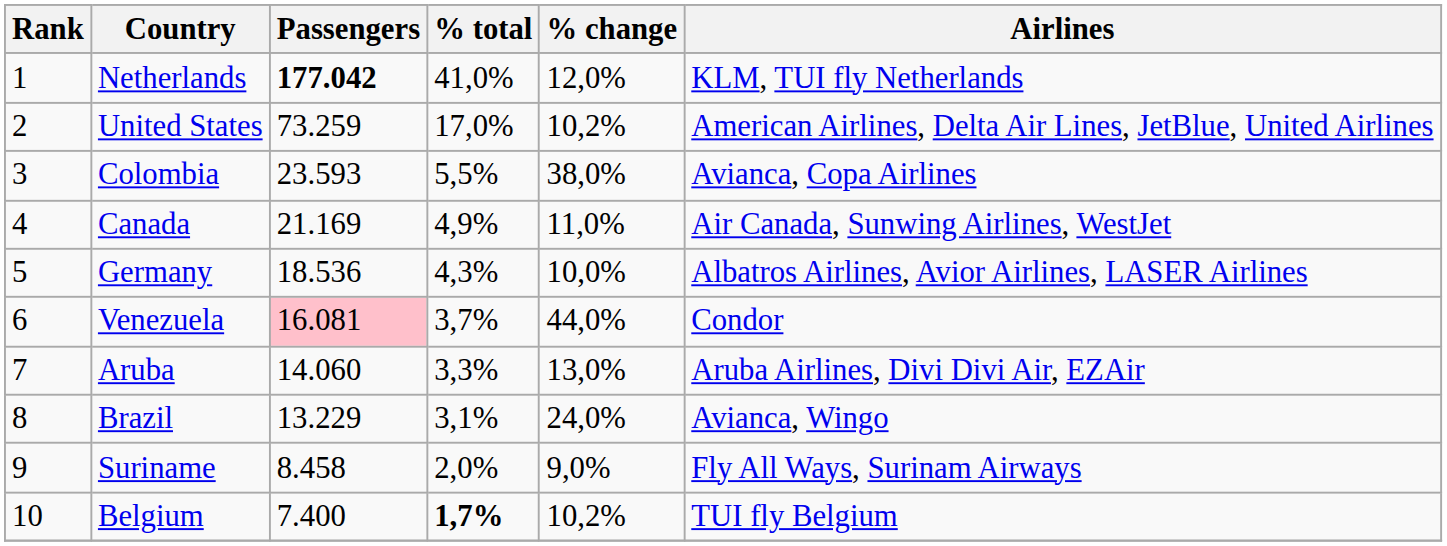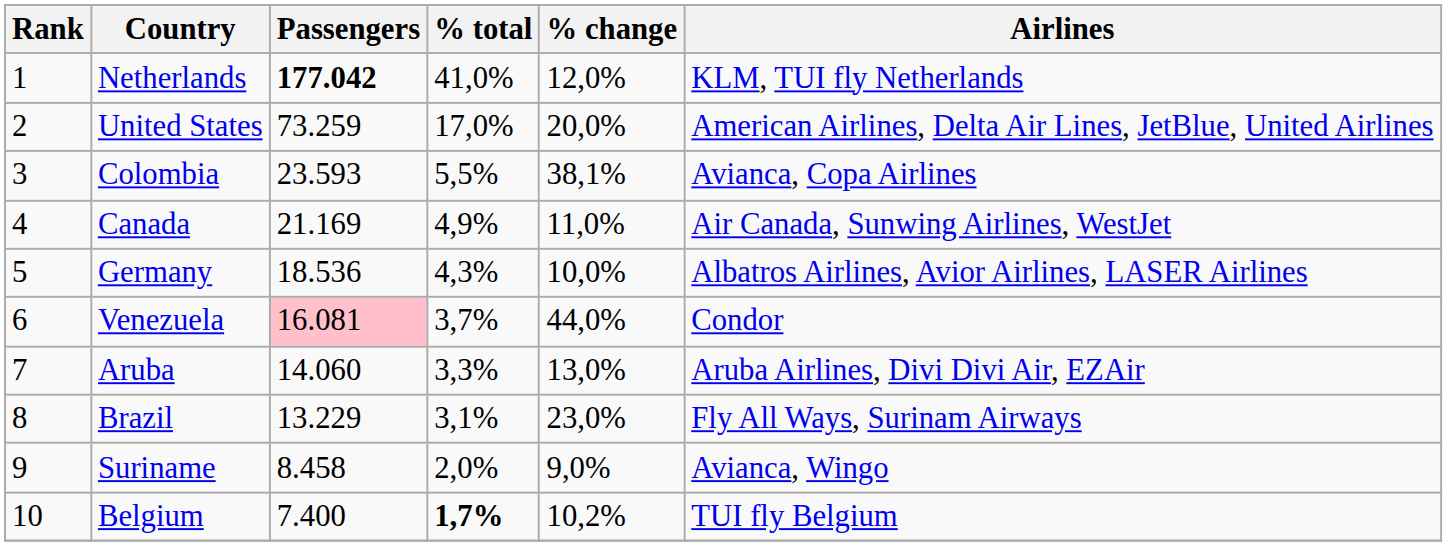(586, 126) 10,2% -> (586, 126) 20,0%
(586, 175) 38,0% -> (586, 175) 38,1%
(586, 418) 24,0% -> (586, 418) 23,0%
(790, 418) Avianca, Wingo -> (886, 418) Fly All Ways, Surinam Airways
(886, 467) Fly All Ways, Surinam Airways -> (790, 467) Avianca, Wingo
